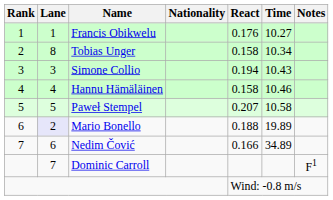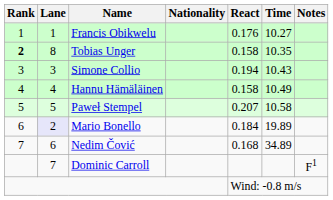(21, 51) normal -> (21, 51) bold
(278, 51) 10.34 -> (278, 51) 10.35
(278, 88) 10.46 -> (278, 88) 10.49
(245, 126) 0.188 -> (245, 126) 0.184
(245, 145) 0.166 -> (245, 145) 0.168
